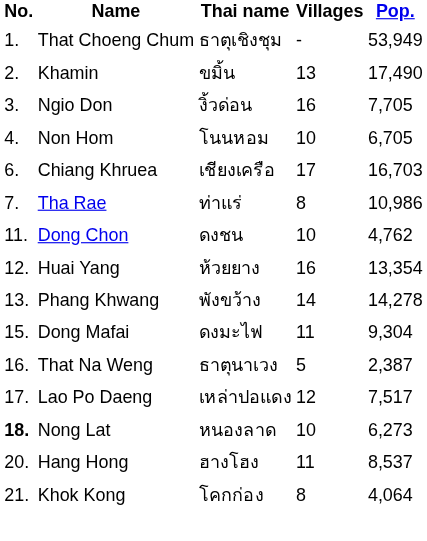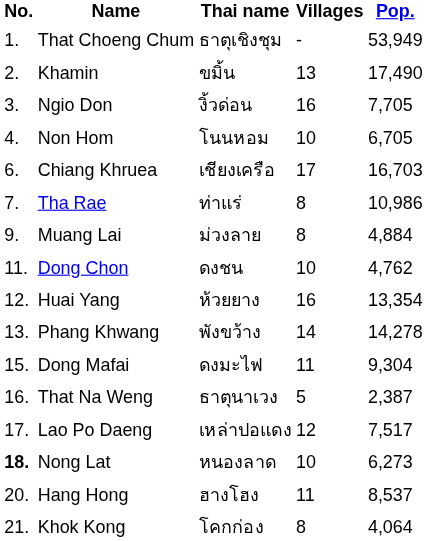+ row: (80, 234)
